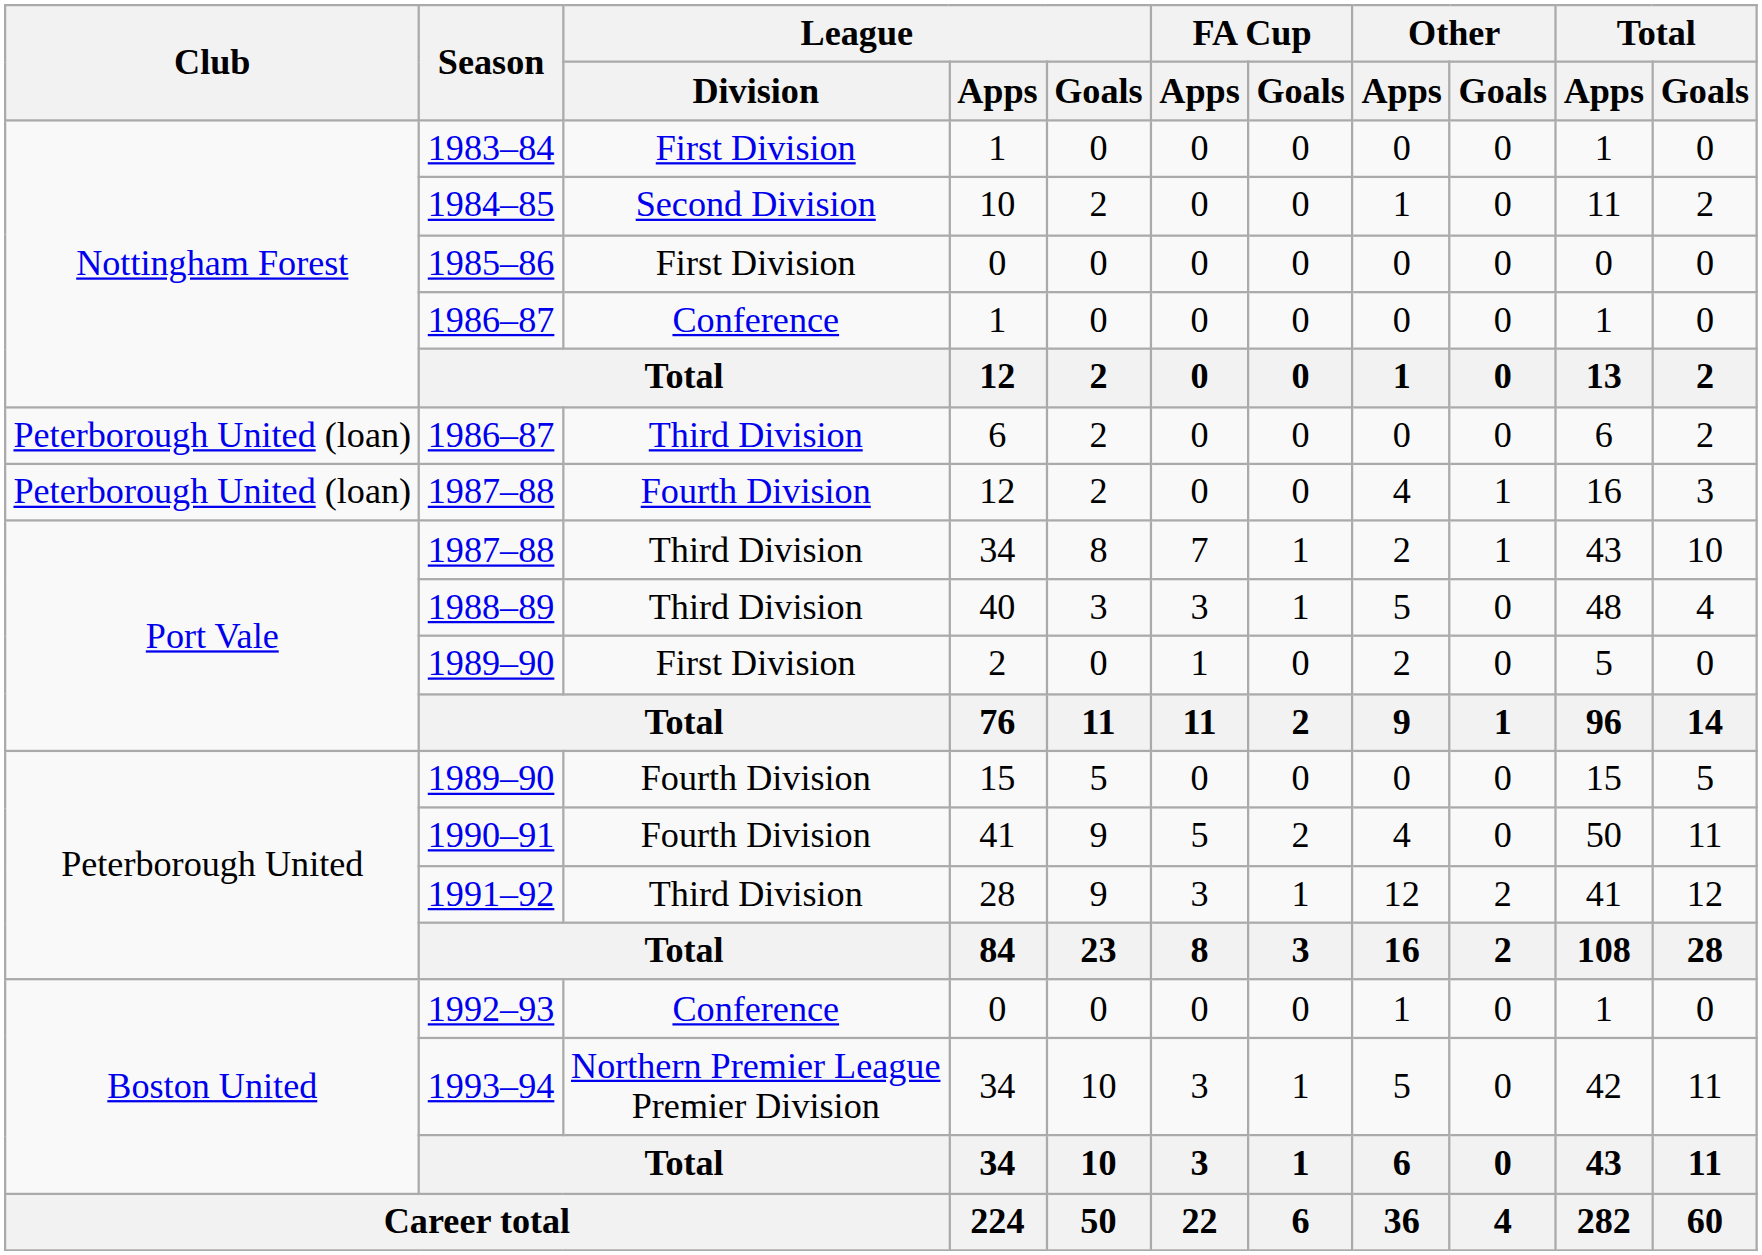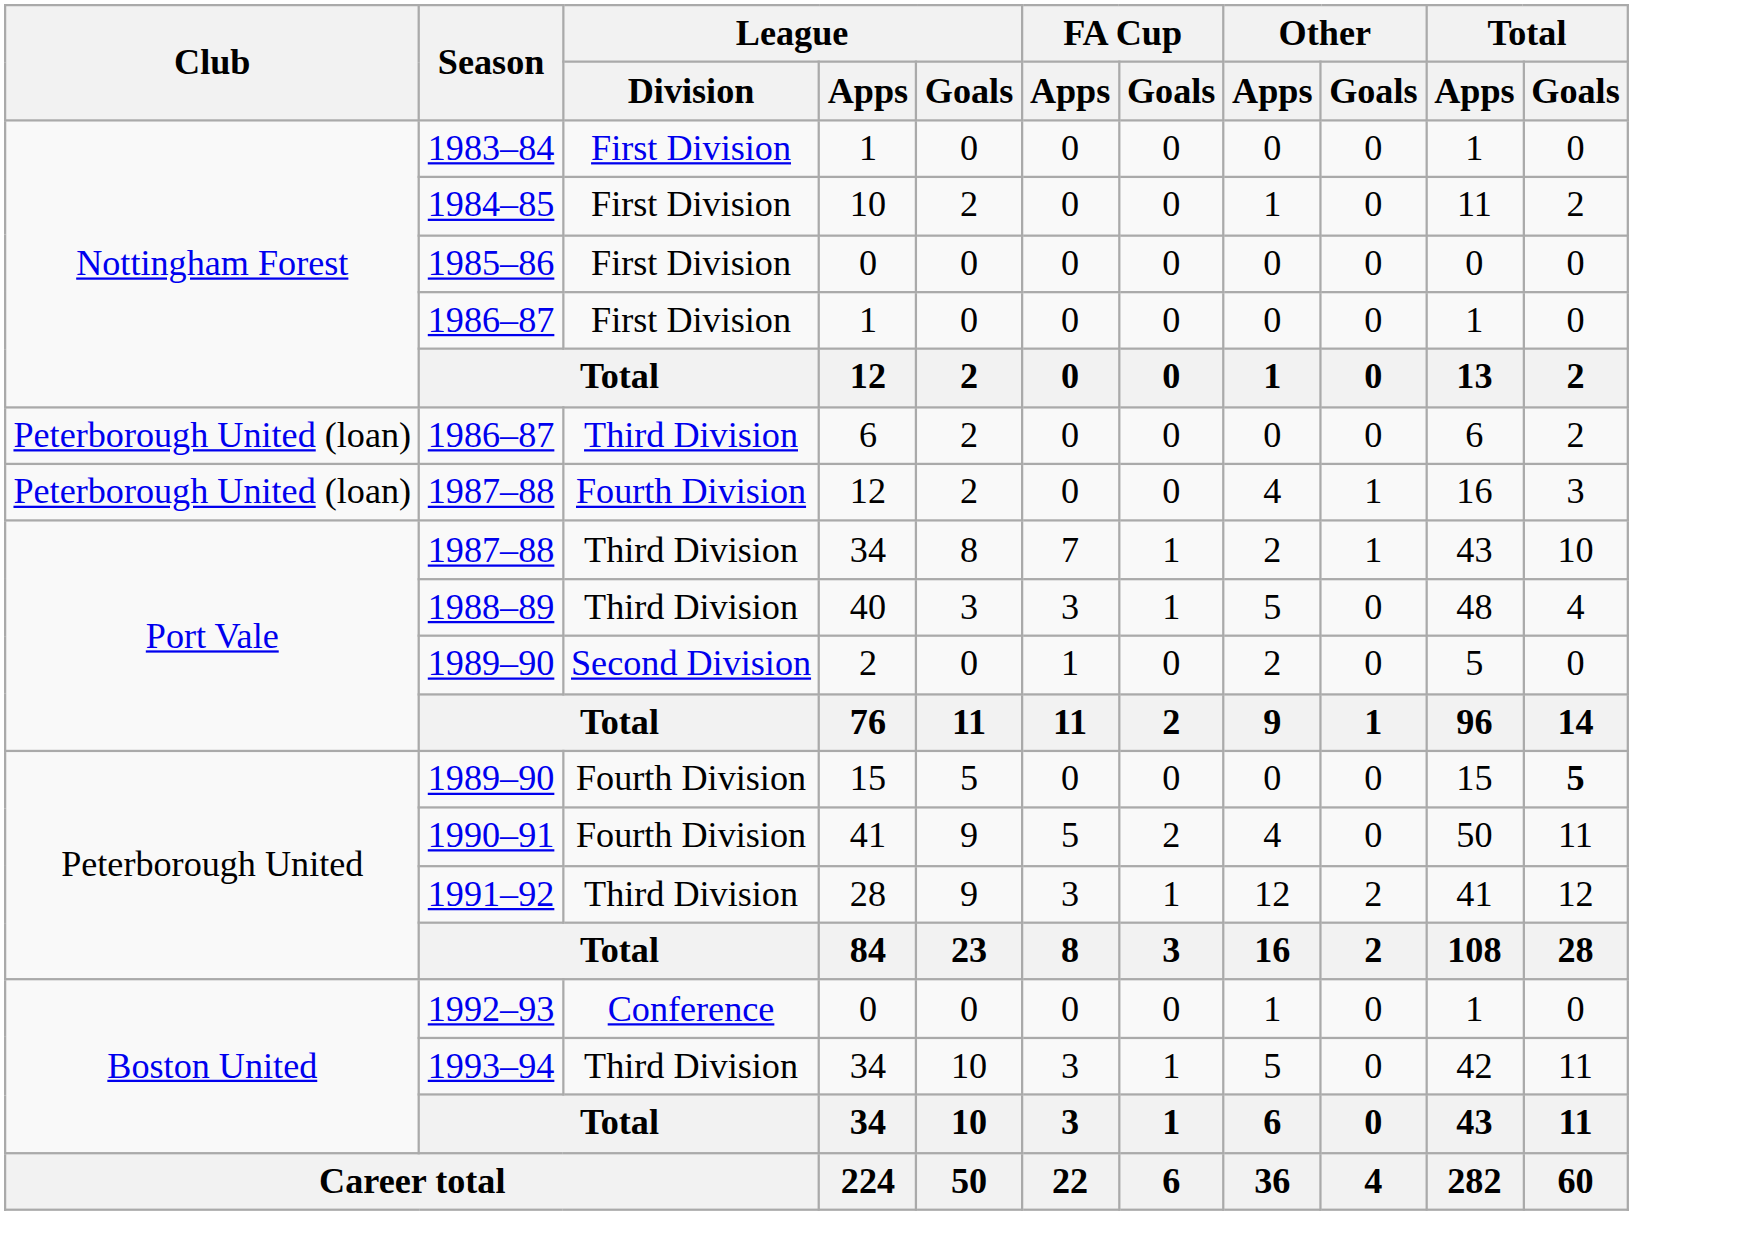(756, 205) Second Division -> (691, 205) First Division
(756, 319) Conference -> (691, 319) First Division
(756, 663) First Division -> (691, 663) Second Division
(1705, 778) normal -> (1576, 778) bold
(756, 1085) Northern Premier League Premier Division -> (691, 1065) Third Division
